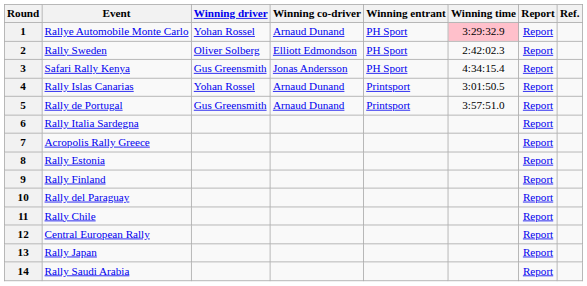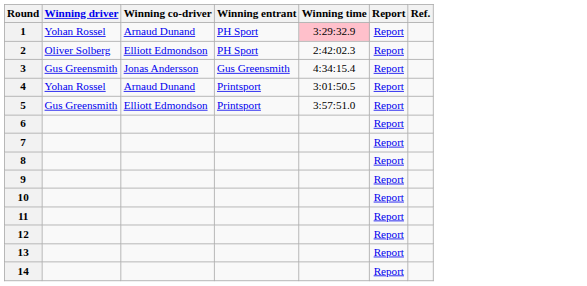- column: (117, 13)
(387, 68) PH Sport -> (253, 68) Gus Greensmith
(309, 105) Arnaud Dunand -> (166, 105) Elliott Edmondson
